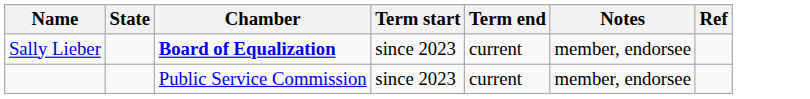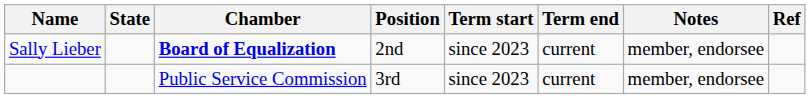+ column: (408, 19)
